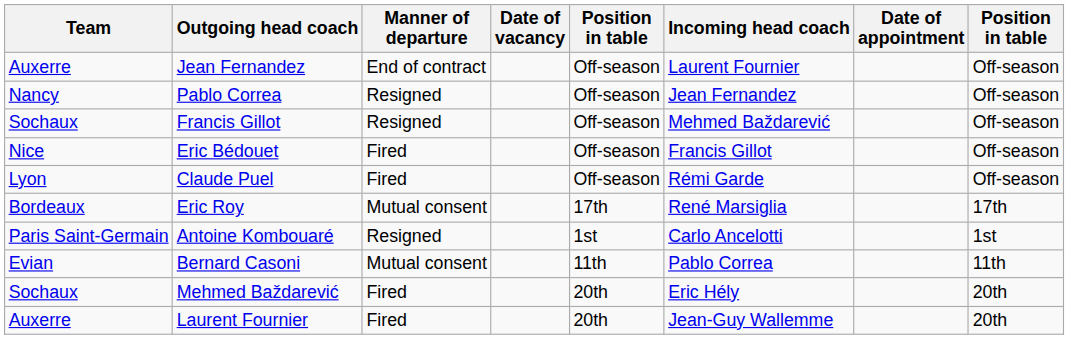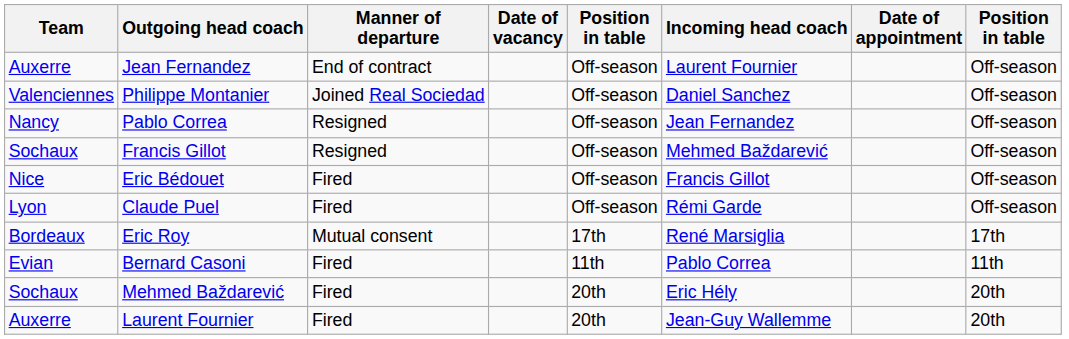+ row: (196, 94)
- row: (255, 235)
(427, 263) Mutual consent -> (332, 263) Fired
